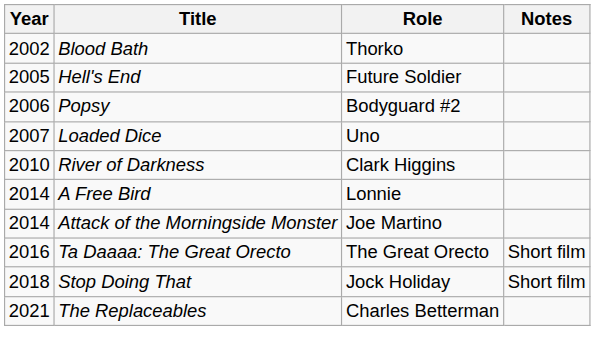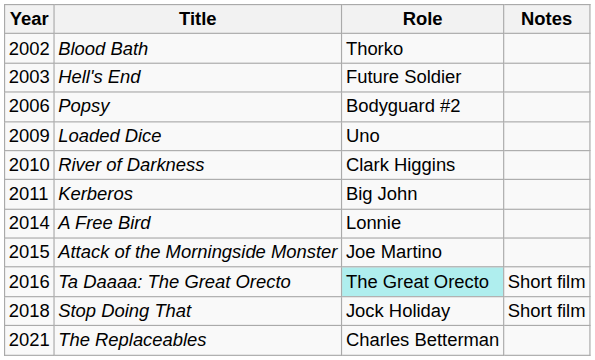(29, 77) 2005 -> (29, 77) 2003
(29, 135) 2007 -> (29, 135) 2009
+ row: (96, 194)
(29, 223) 2014 -> (29, 252) 2015
(417, 252) no background -> (417, 281) paleturquoise background
